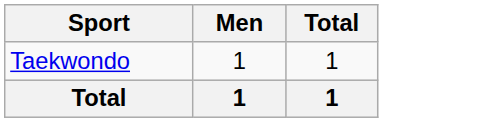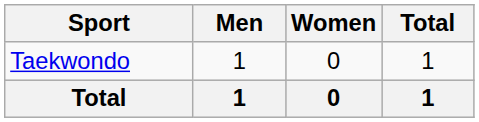+ column: (334, 23)
